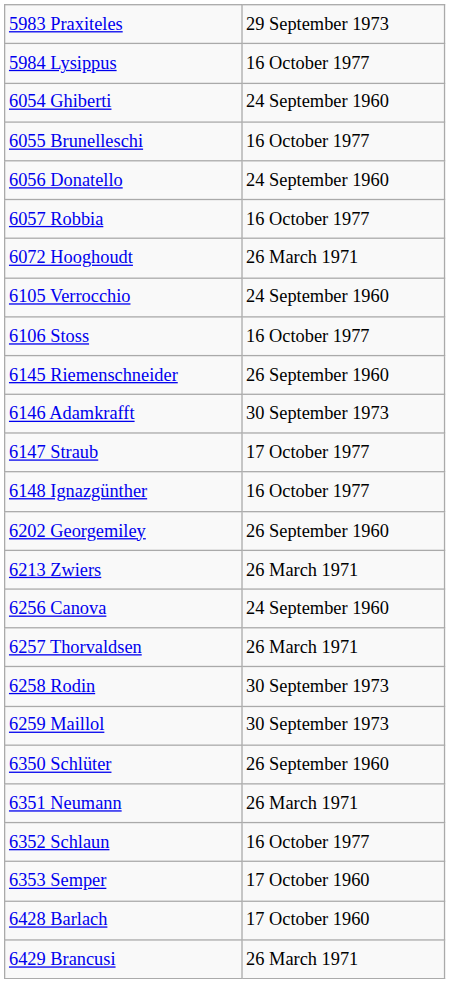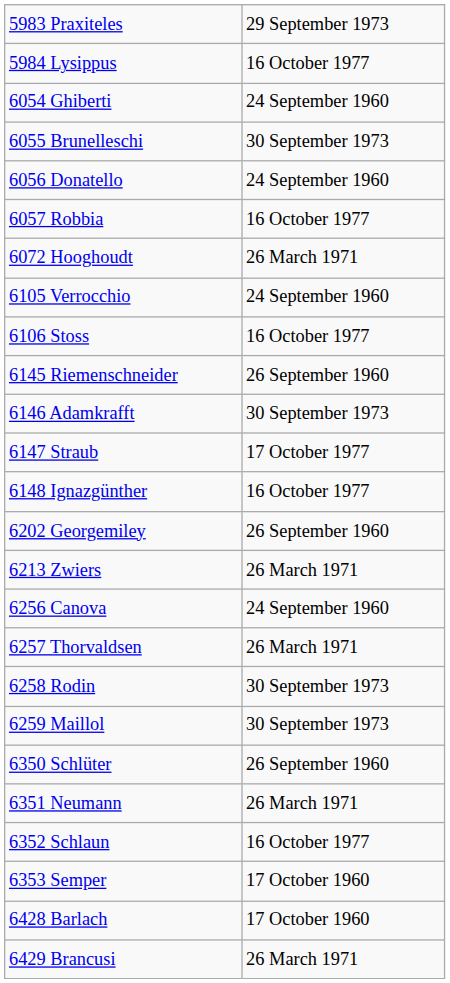(308, 140) 16 October 1977 -> (318, 140) 30 September 1973
